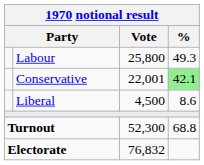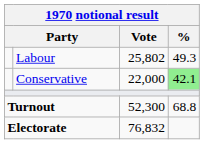(146, 57) 25,800 -> (146, 57) 25,802
(146, 79) 22,001 -> (146, 79) 22,000
- row: (35, 100)
